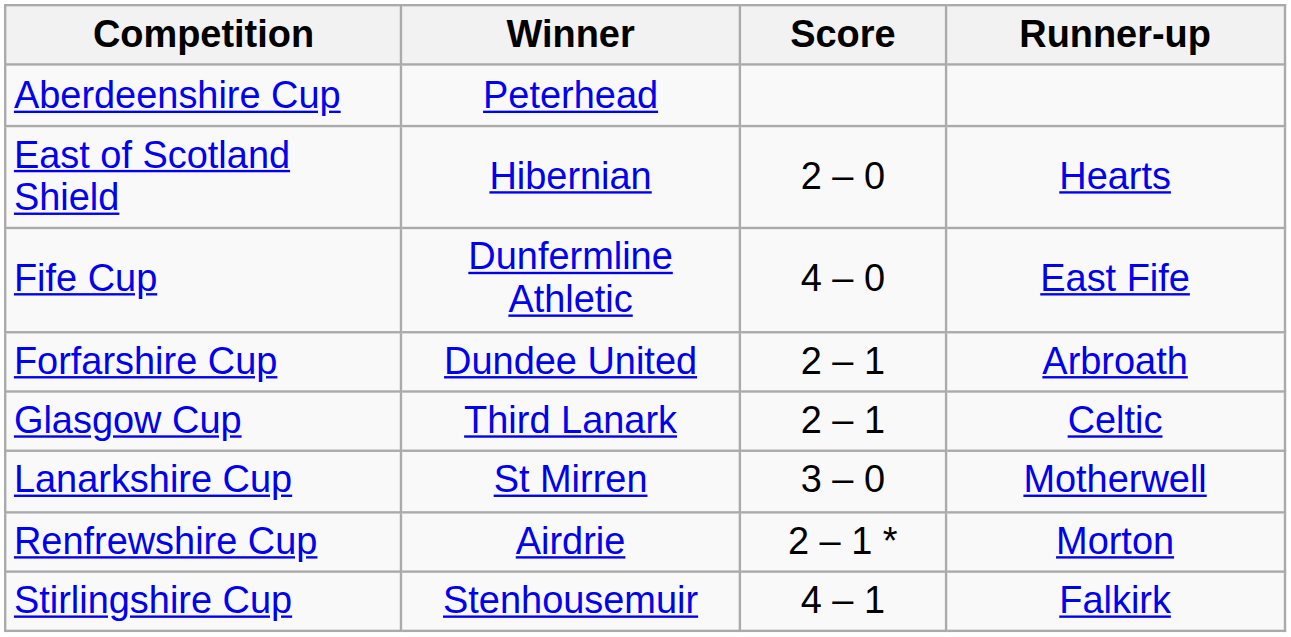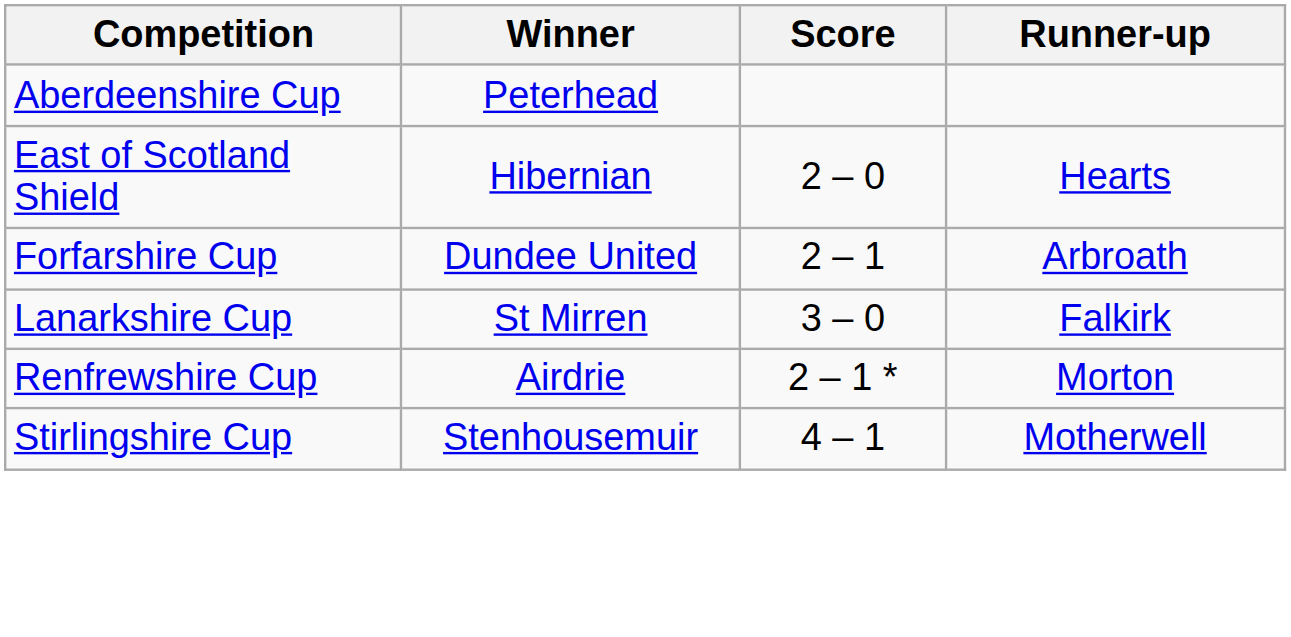- row: (86, 278)
- row: (128, 420)
(1115, 480) Motherwell -> (1115, 317) Falkirk
(1115, 600) Falkirk -> (1115, 438) Motherwell
